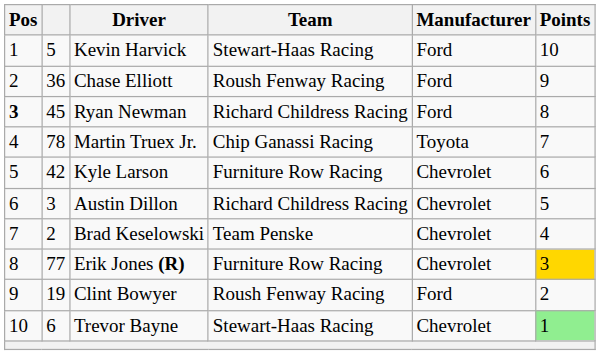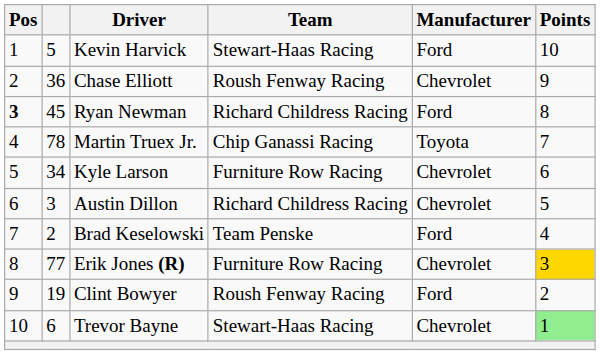(434, 80) Ford -> (454, 80) Chevrolet
(56, 172) 42 -> (56, 172) 34
(454, 233) Chevrolet -> (434, 233) Ford
